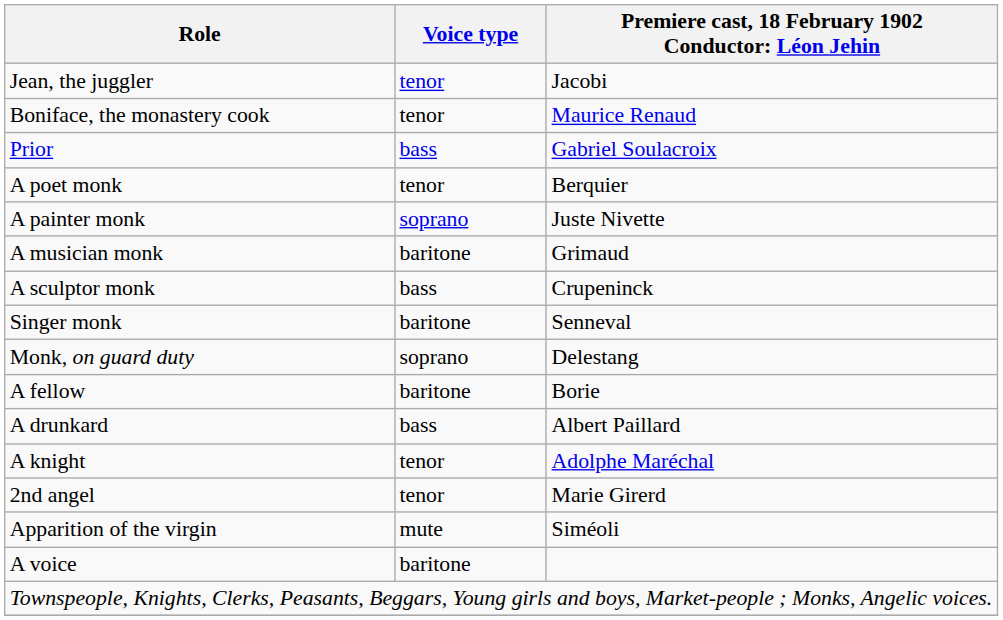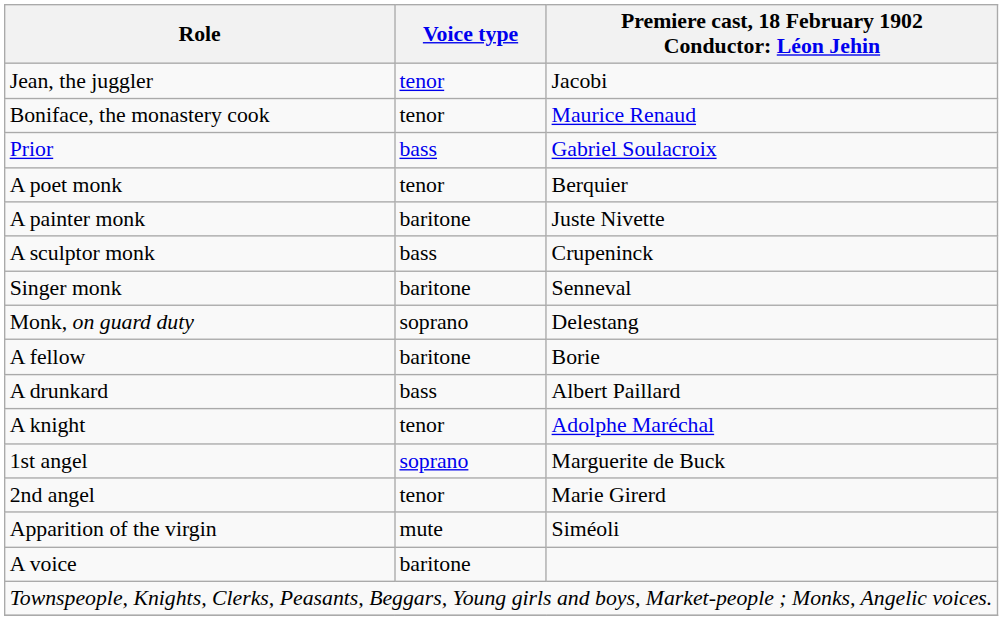(434, 218) soprano -> (435, 218) baritone
- row: (86, 253)
+ row: (49, 460)
